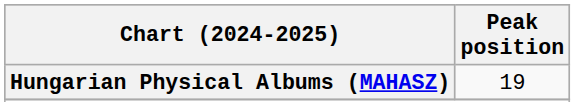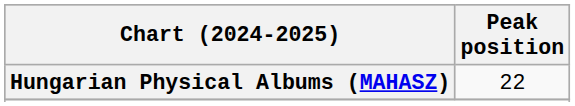(512, 82) 19 -> (512, 82) 22
